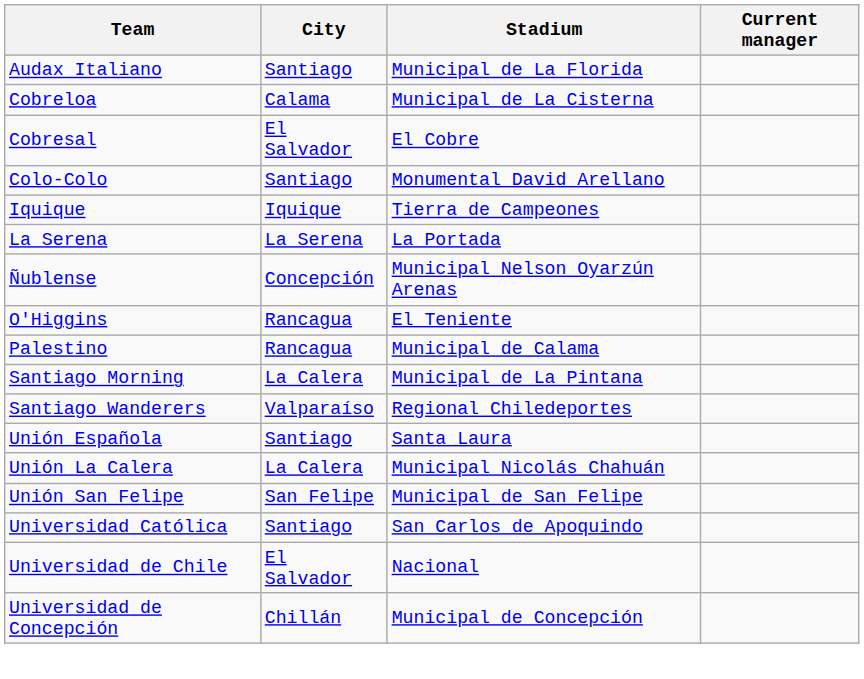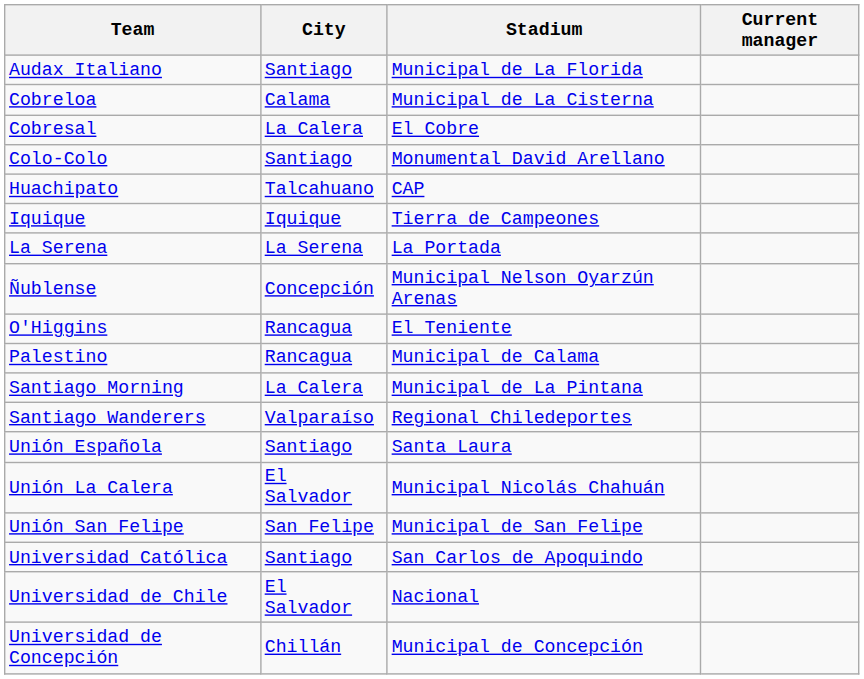(308, 140) El Salvador -> (314, 130) La Calera
+ row: (64, 189)
(314, 468) La Calera -> (308, 487) El Salvador
